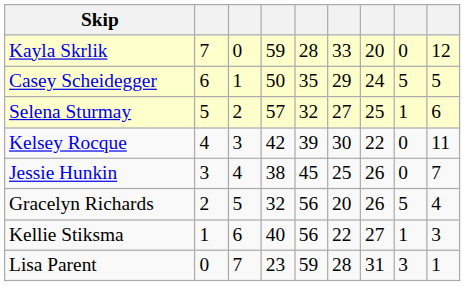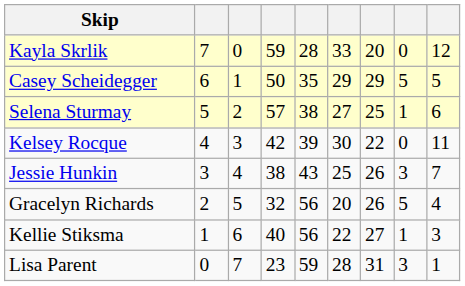(375, 81) 24 -> (375, 81) 29
(309, 111) 32 -> (309, 111) 38
(309, 173) 45 -> (309, 173) 43
(403, 173) 0 -> (403, 173) 3
